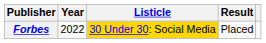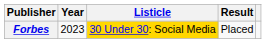(73, 30) 2022 -> (73, 30) 2023
